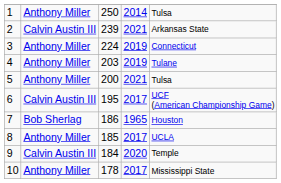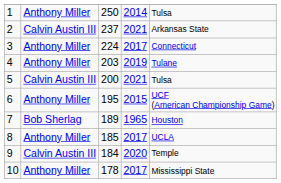(110, 29) 239 -> (110, 29) 237
(135, 46) 2019 -> (135, 46) 2017
(57, 79) Anthony Miller -> (60, 79) Calvin Austin III
(60, 100) Calvin Austin III -> (57, 100) Anthony Miller
(135, 100) 2017 -> (135, 100) 2015
(110, 120) 186 -> (110, 120) 189
